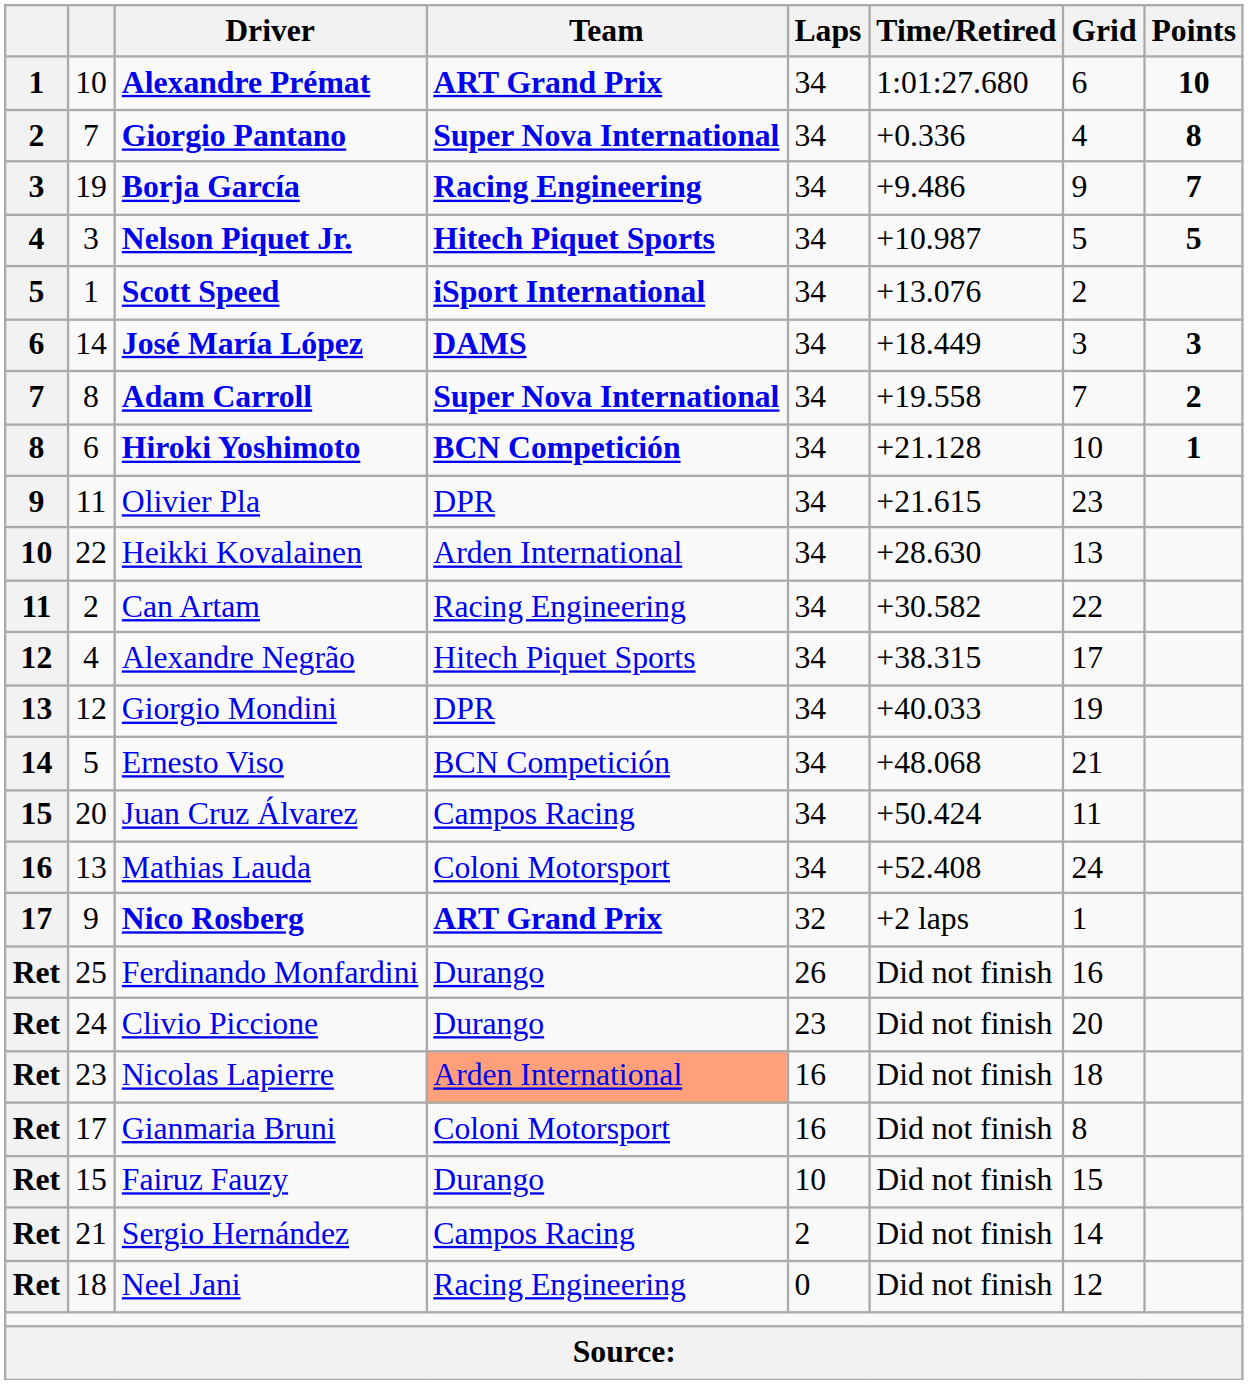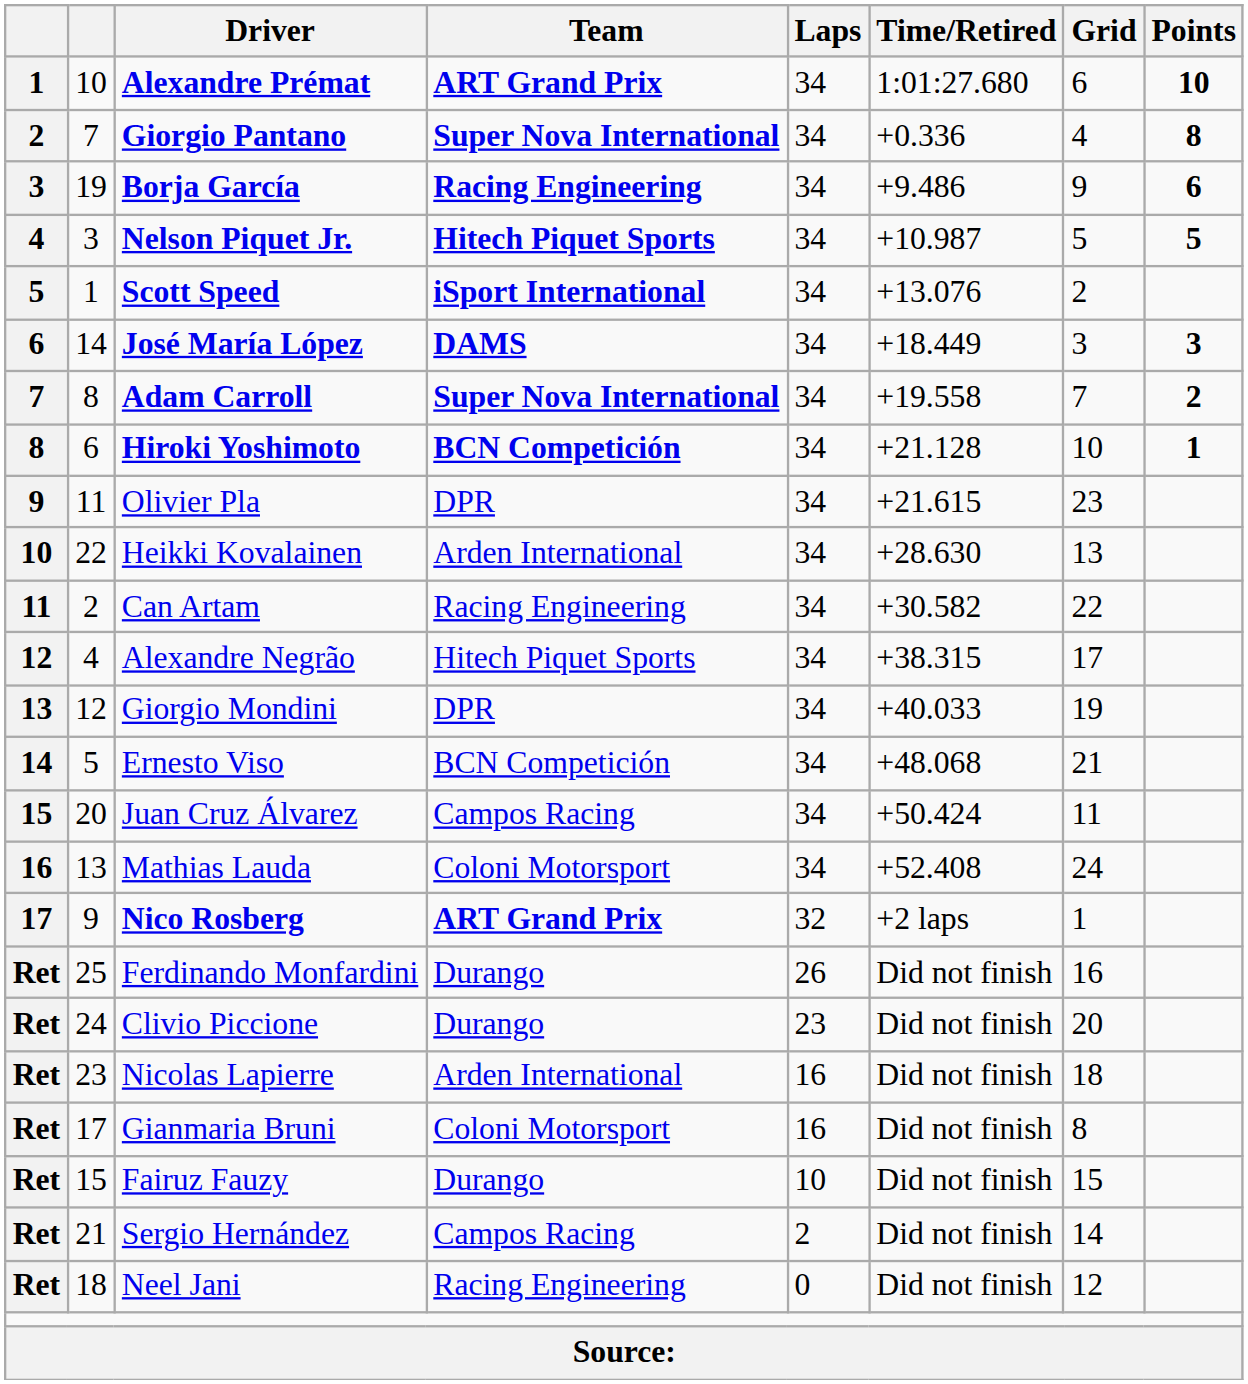(1194, 187) 7 -> (1194, 187) 6
(558, 1075) lightsalmon background -> (558, 1075) no background
